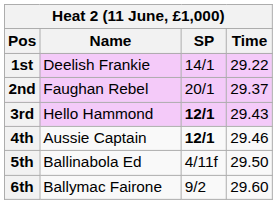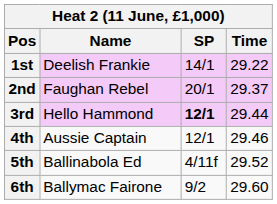(249, 114) 29.43 -> (249, 114) 29.44
(200, 138) bold -> (200, 138) normal
(249, 162) 29.50 -> (249, 162) 29.52
